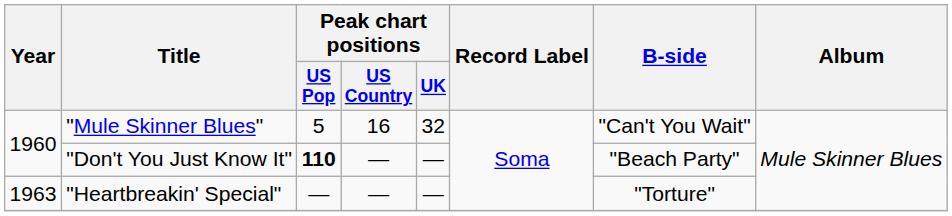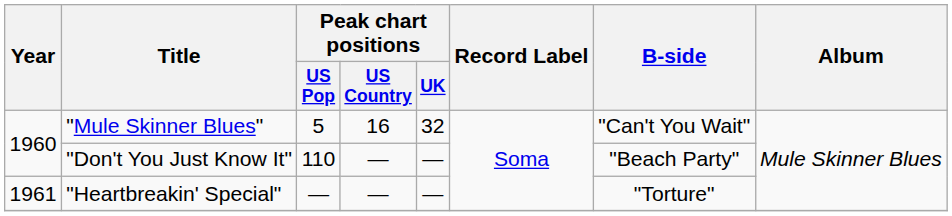(319, 159) bold -> (319, 159) normal
(33, 193) 1963 -> (33, 193) 1961
